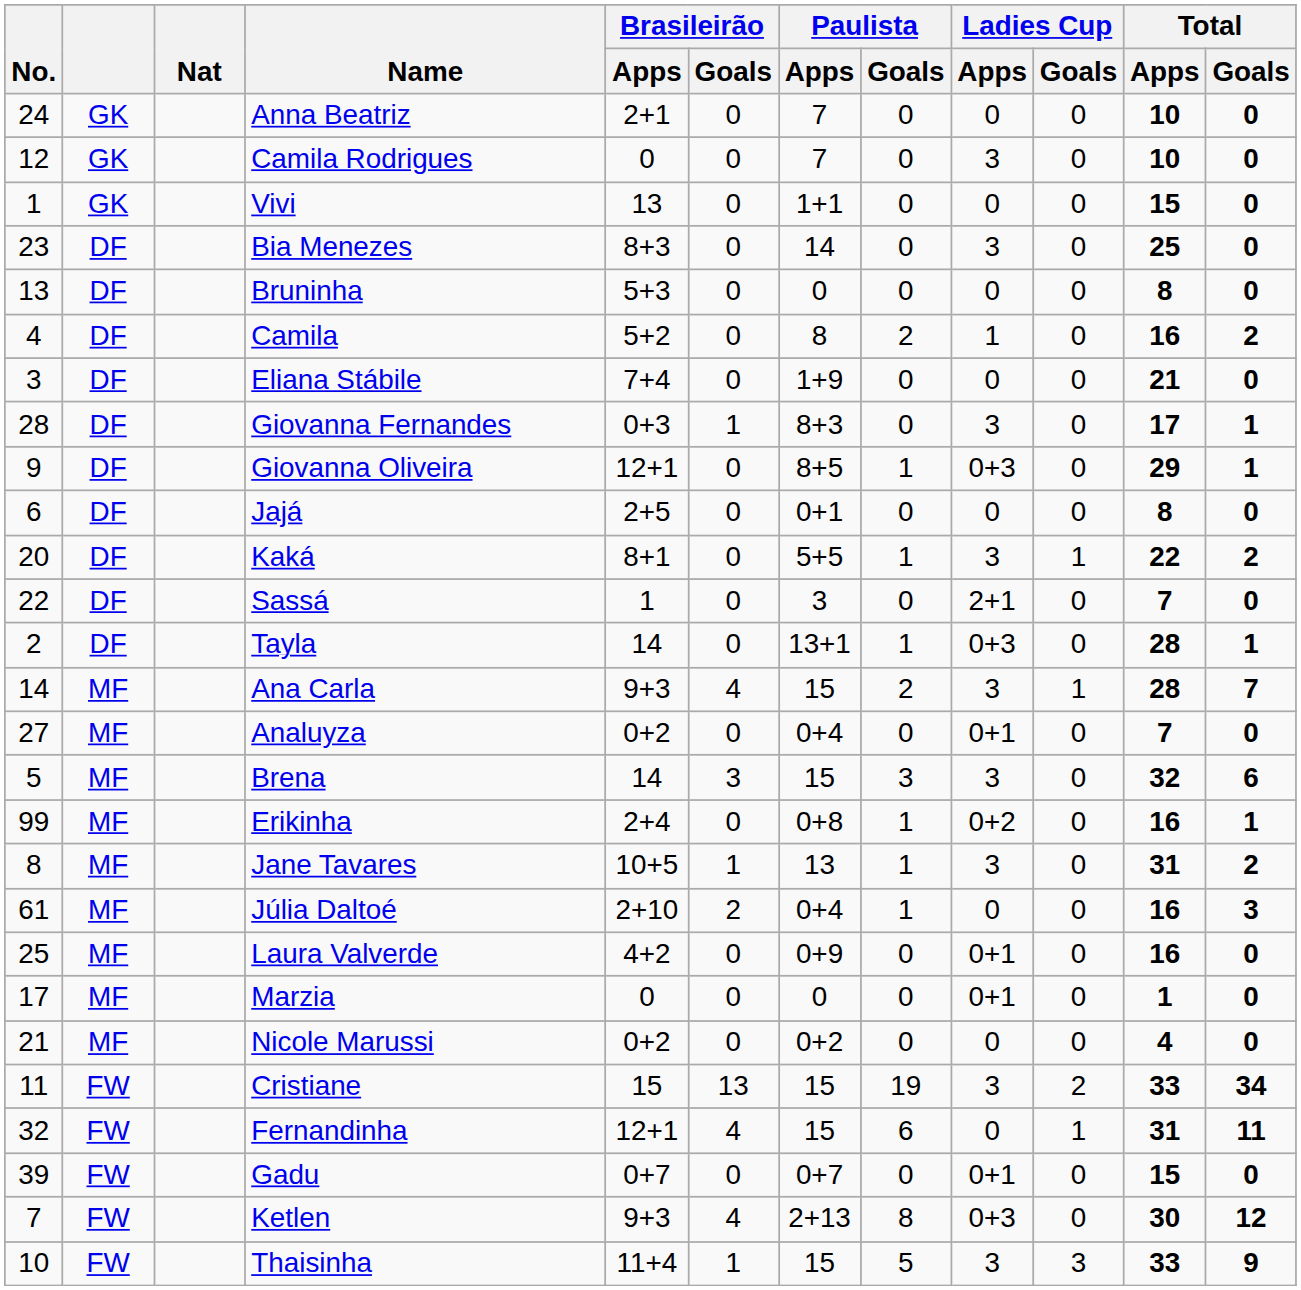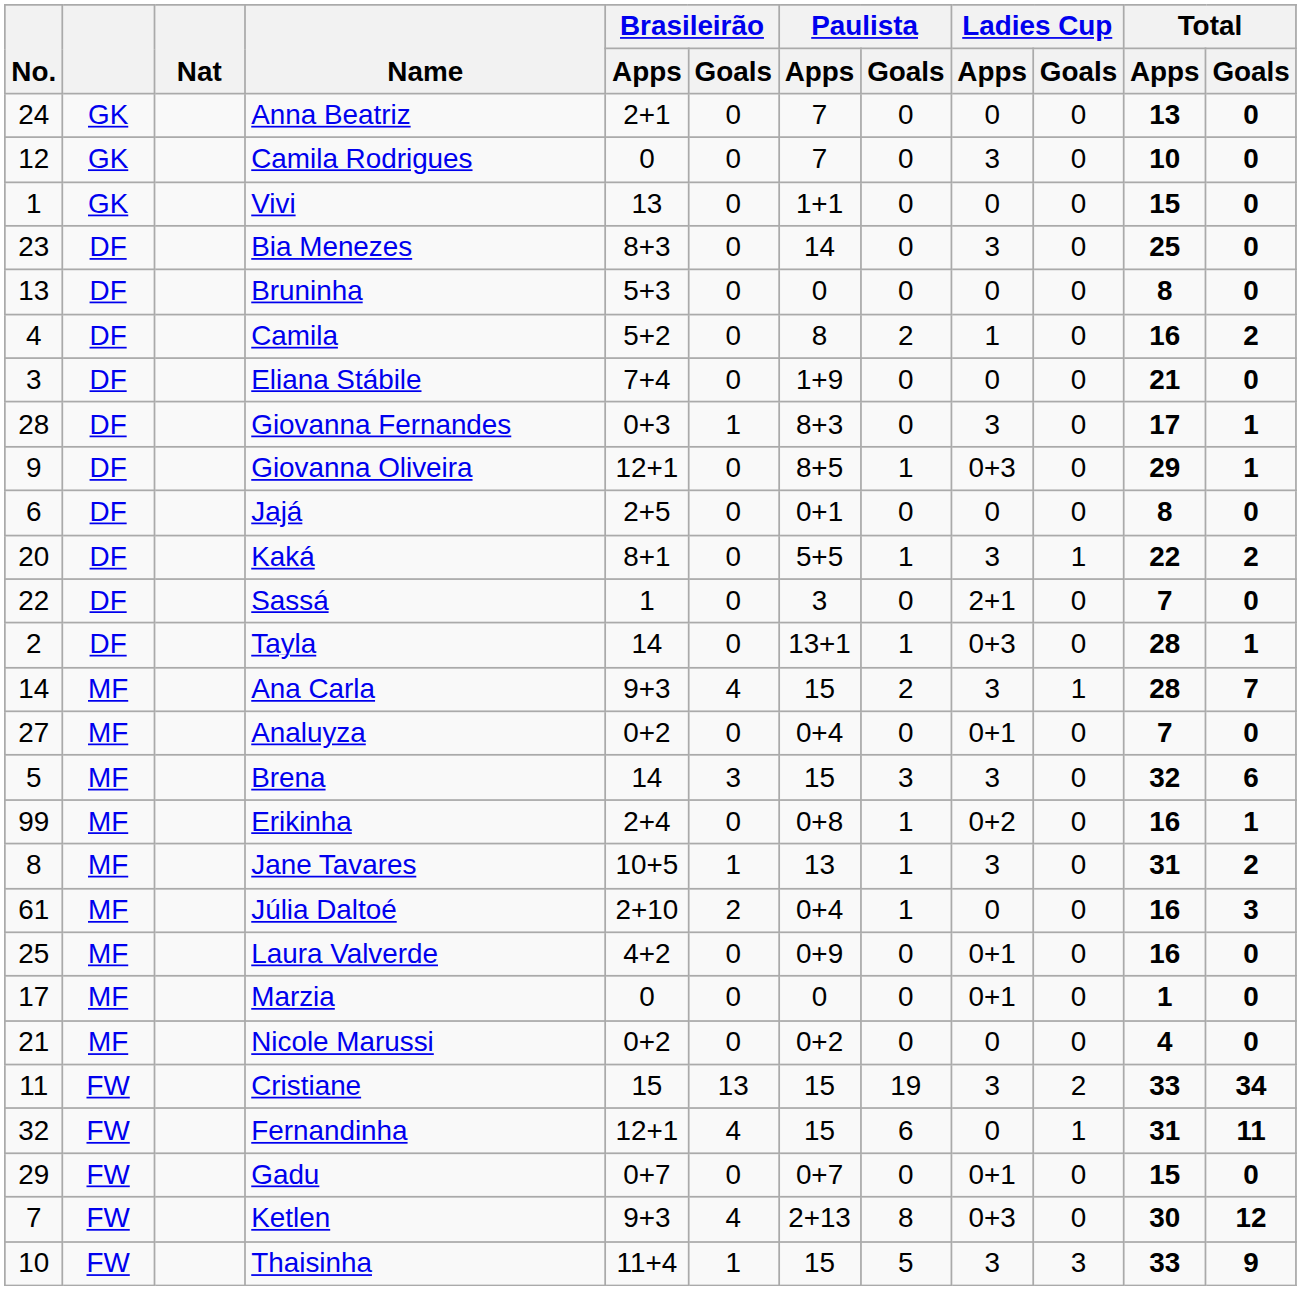(1165, 114) 10 -> (1165, 114) 13
(34, 1174) 39 -> (34, 1174) 29
